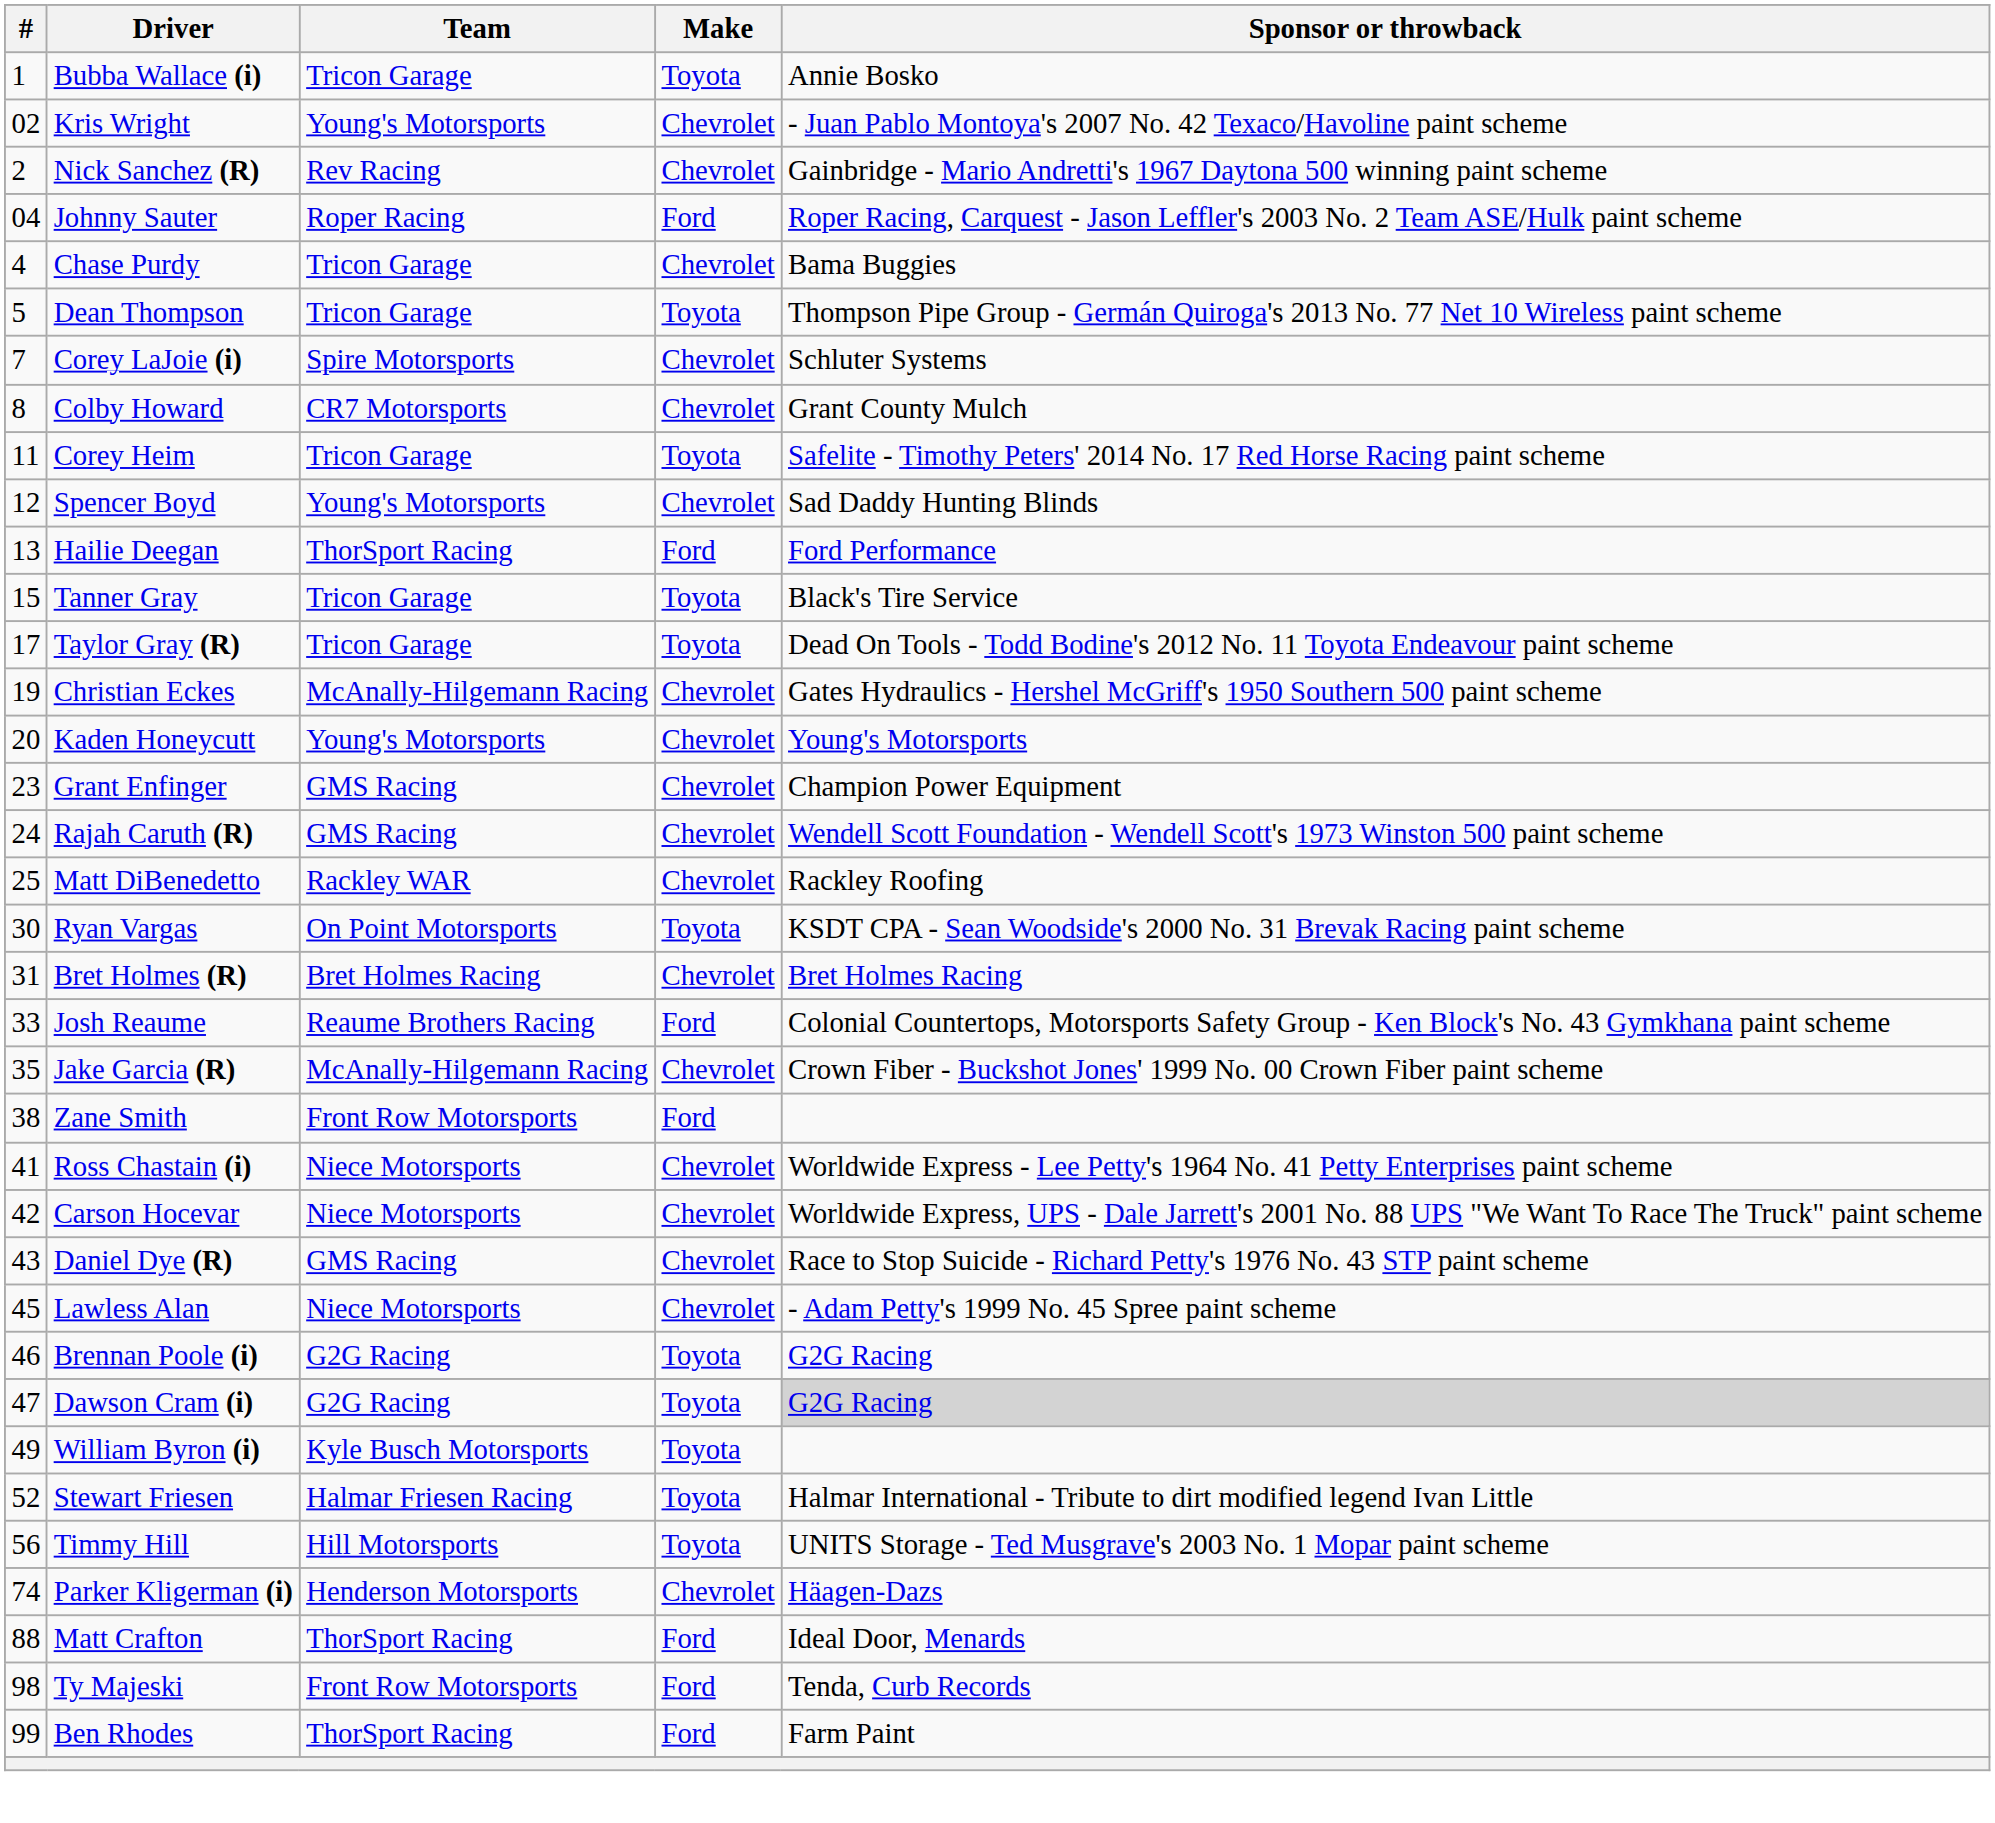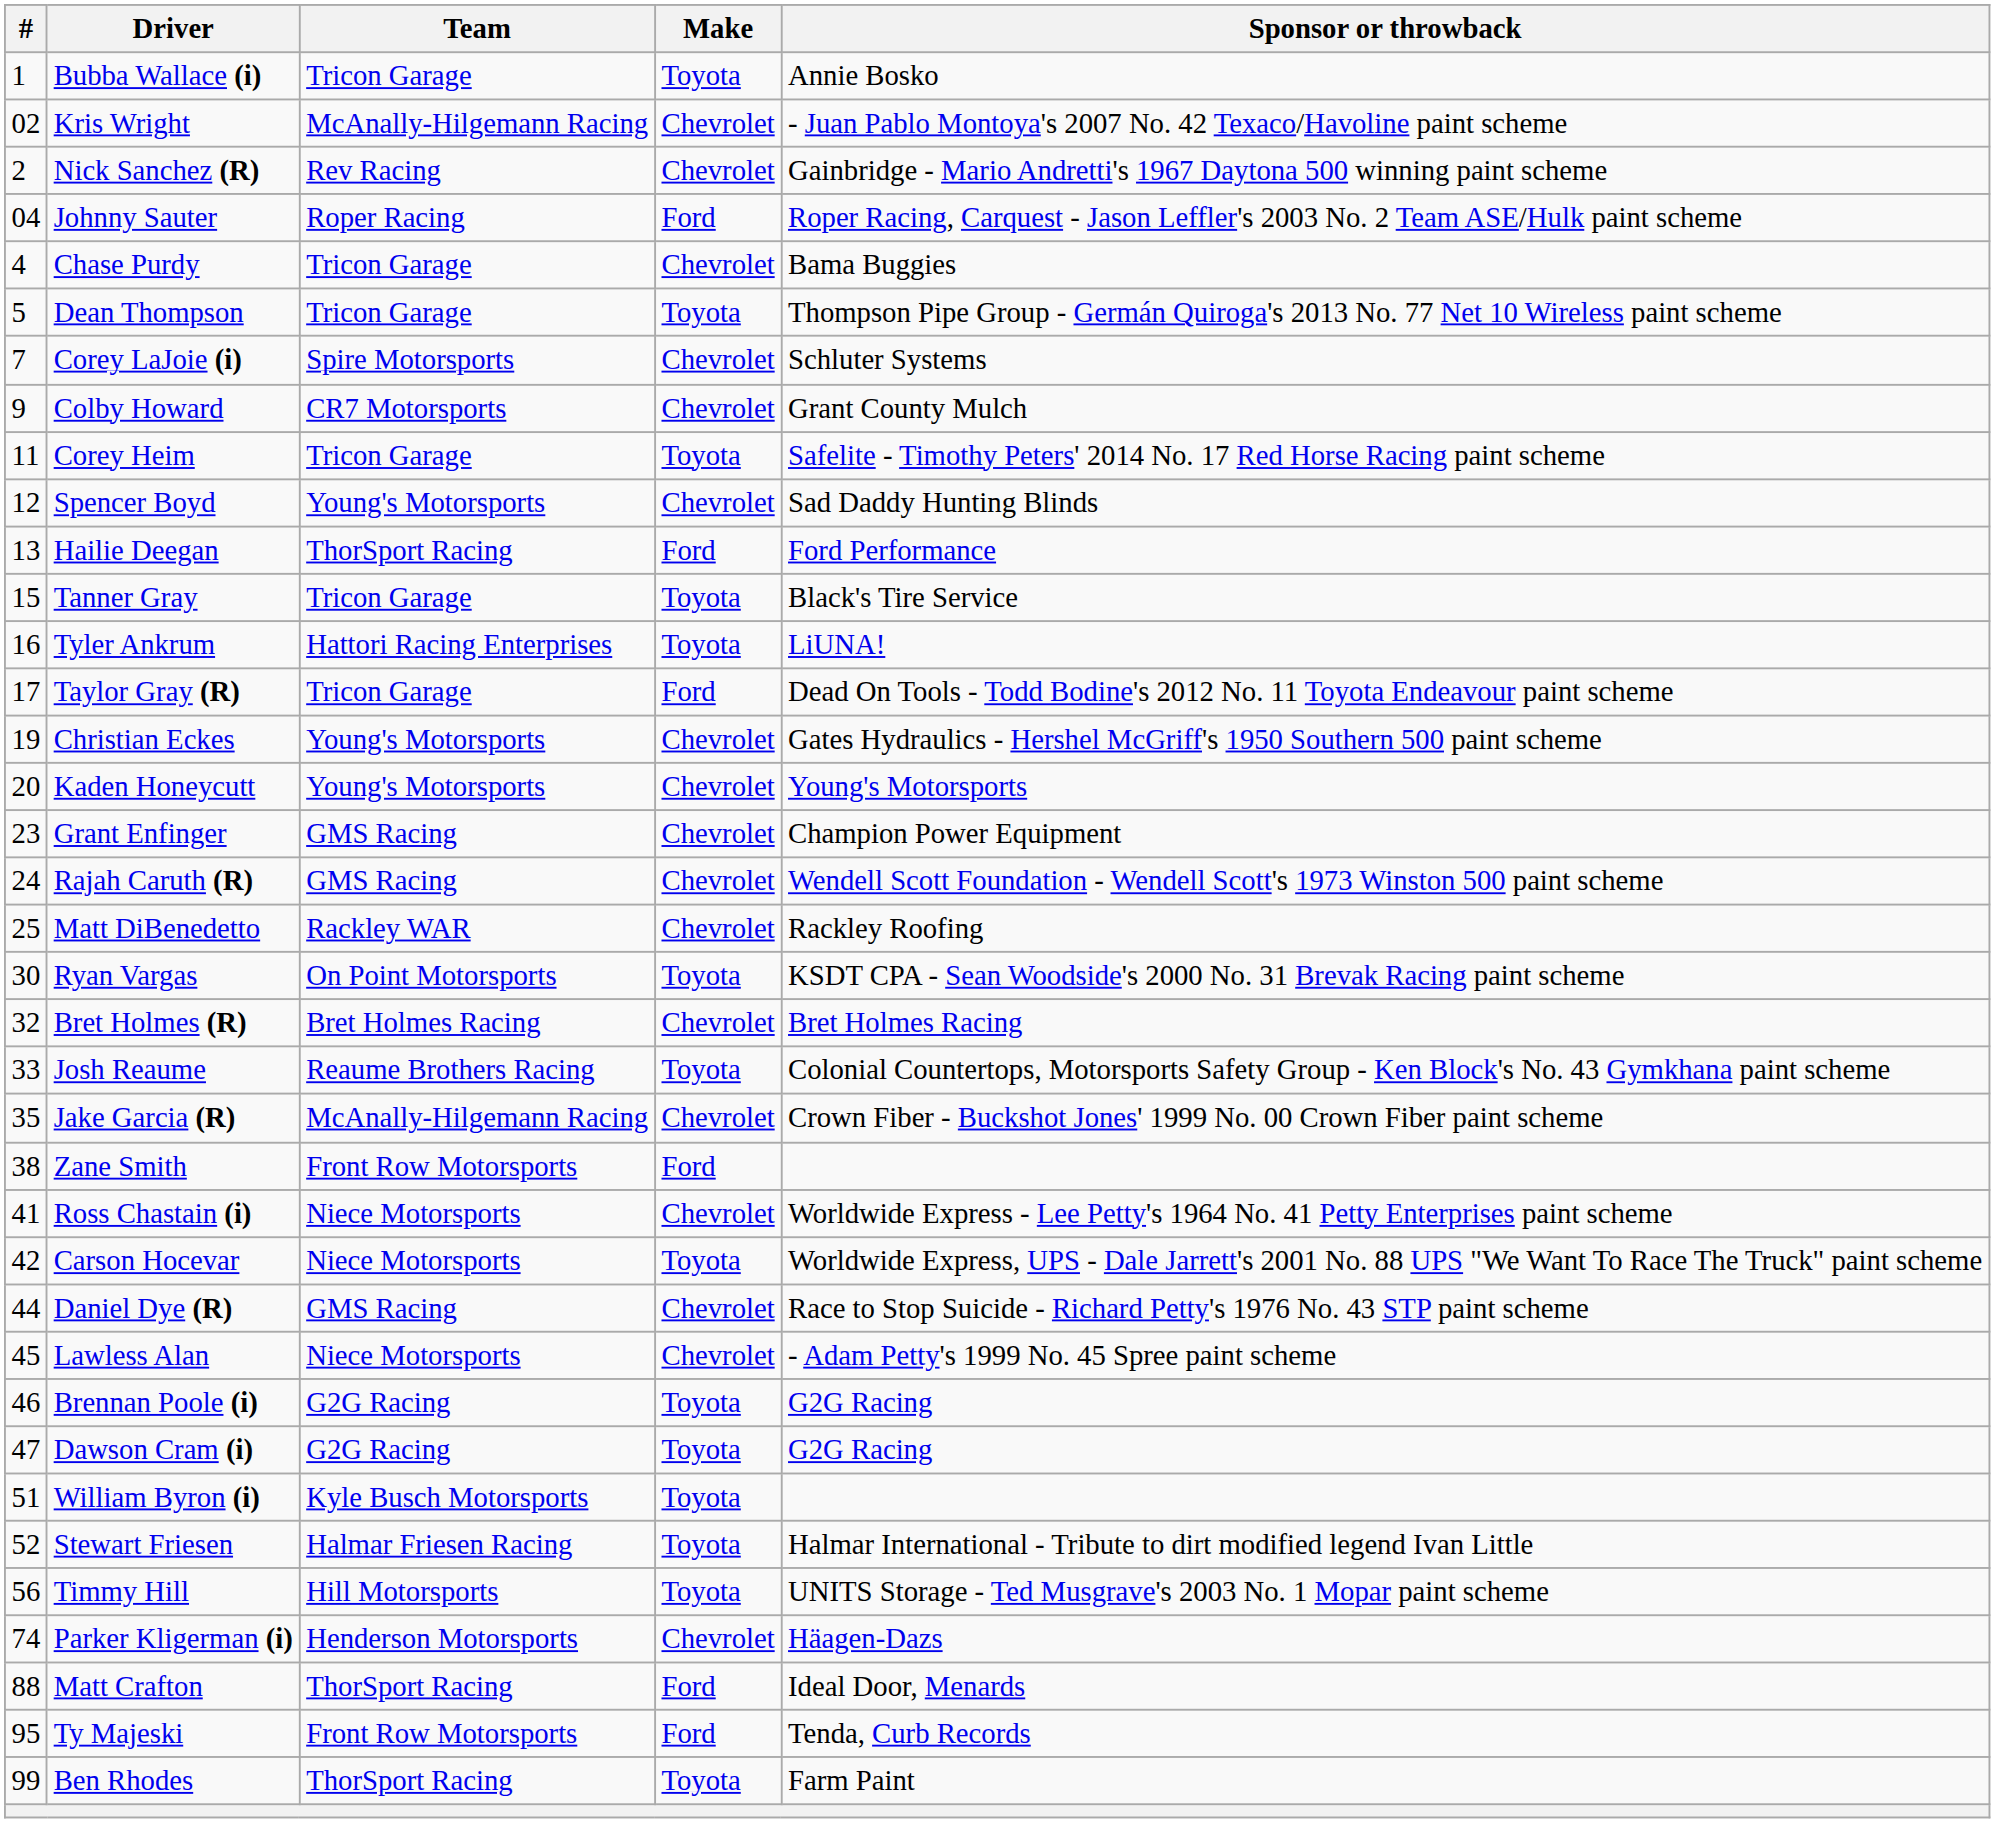(426, 123) Young's Motorsports -> (477, 123) McAnally-Hilgemann Racing
(19, 407) 8 -> (19, 407) 9
+ row: (134, 644)
(701, 644) Toyota -> (689, 691) Ford
(477, 691) McAnally-Hilgemann Racing -> (426, 738) Young's Motorsports
(26, 975) 31 -> (26, 1023) 32
(689, 1023) Ford -> (701, 1070) Toyota
(718, 1212) Chevrolet -> (701, 1259) Toyota
(26, 1259) 43 -> (26, 1307) 44
(860, 1402) lightgrey background -> (860, 1449) no background
(26, 1449) 49 -> (26, 1496) 51
(26, 1686) 98 -> (26, 1733) 95
(689, 1733) Ford -> (701, 1780) Toyota
